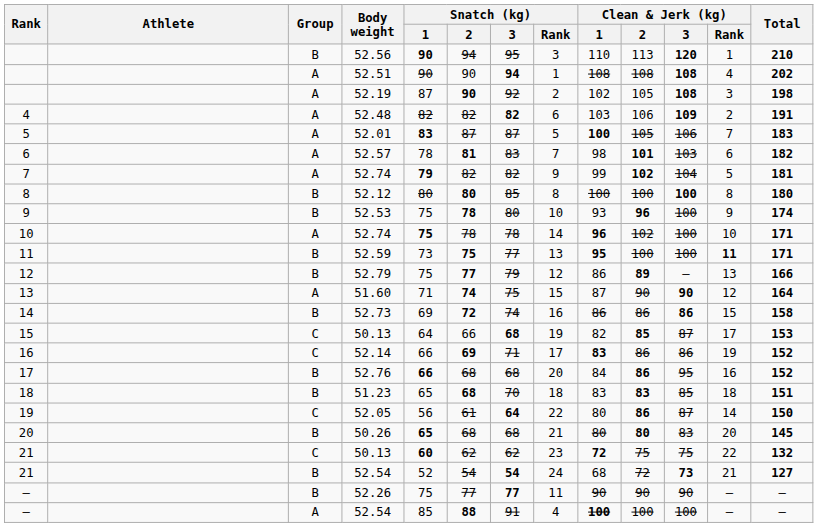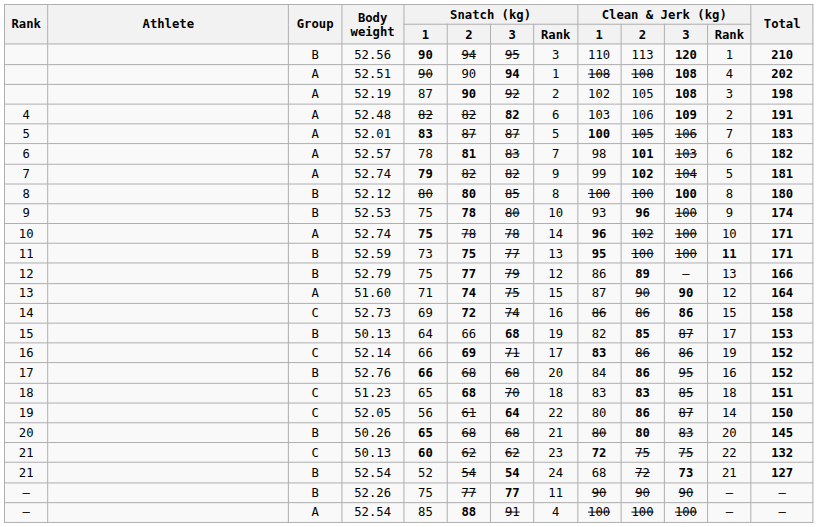(315, 313) B -> (315, 313) C
(315, 333) C -> (315, 333) B
(315, 393) B -> (315, 393) C
(599, 512) bold -> (599, 512) normal
